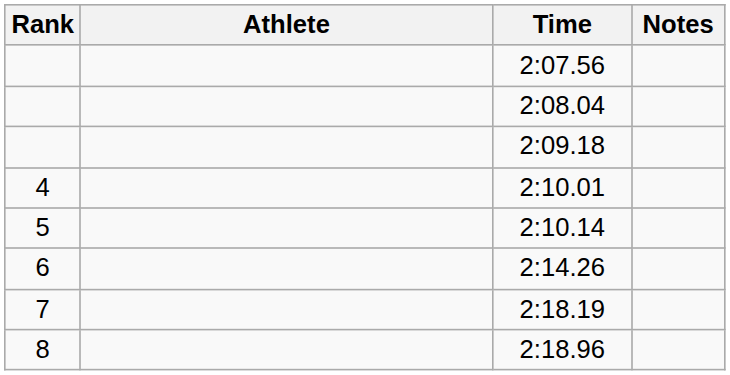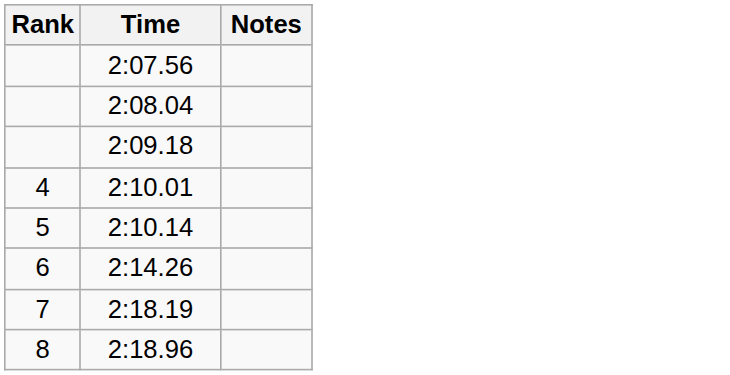- column: (286, 24)
